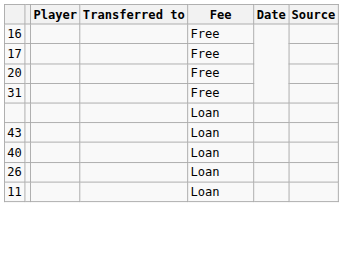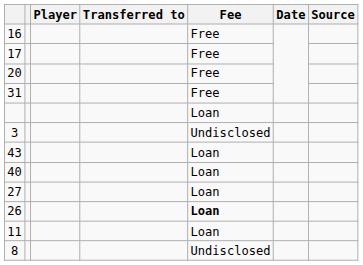+ row: (15, 133)
+ row: (15, 192)
(205, 172) normal -> (205, 211) bold
+ row: (15, 251)
